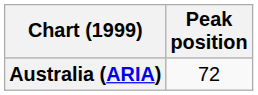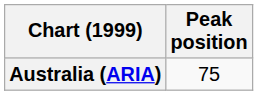(209, 74) 72 -> (209, 74) 75
